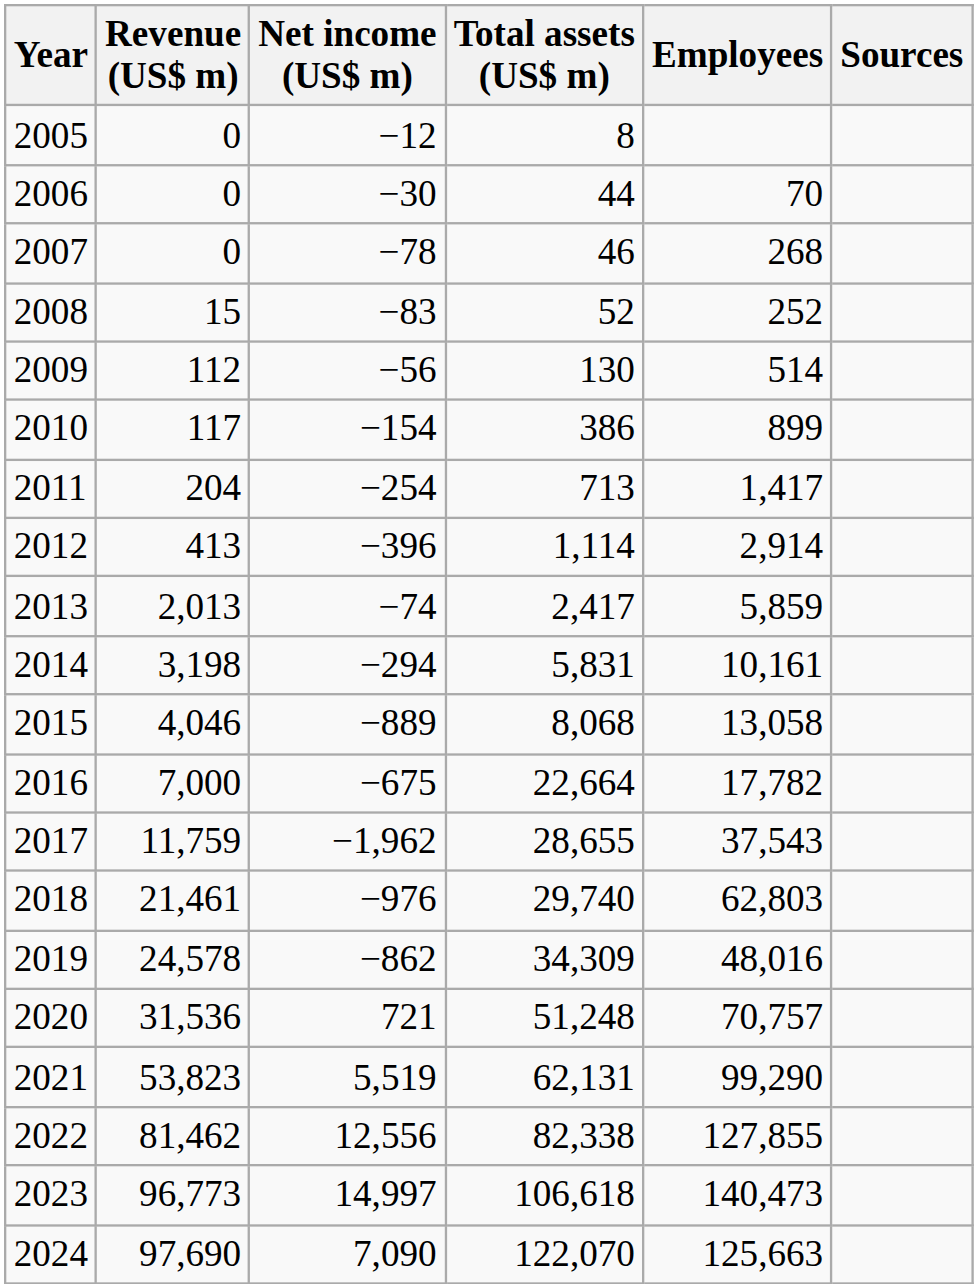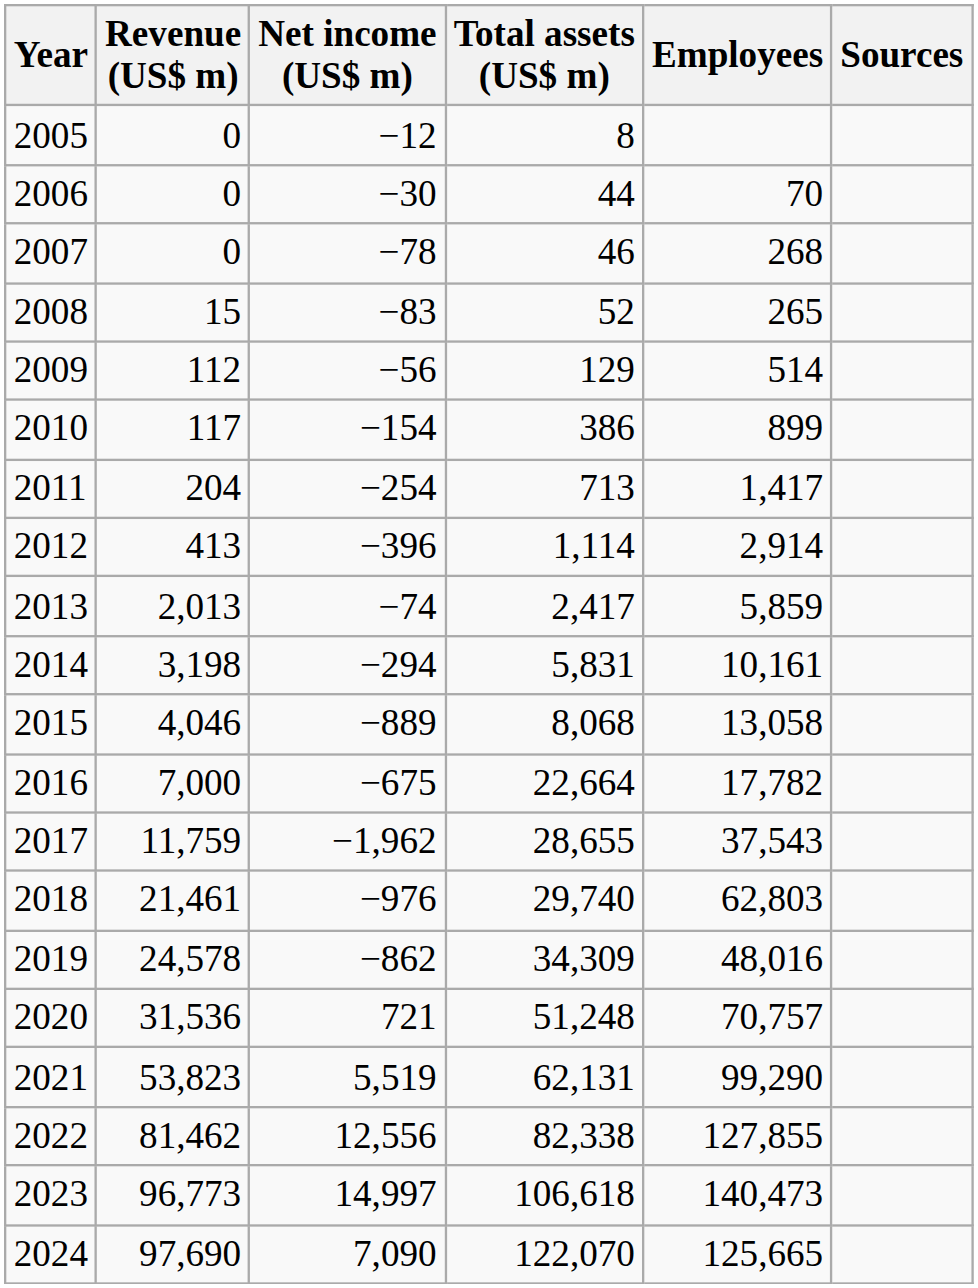(795, 311) 252 -> (795, 311) 265
(607, 370) 130 -> (607, 370) 129
(763, 1253) 125,663 -> (763, 1253) 125,665
